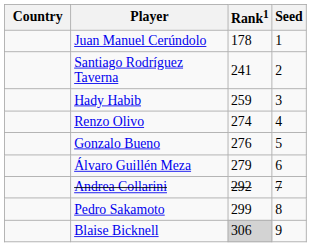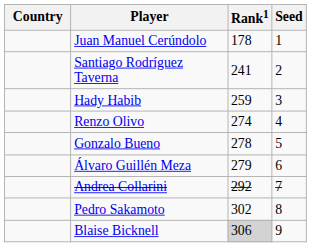(241, 143) 276 -> (241, 143) 278
(241, 209) 299 -> (241, 209) 302
